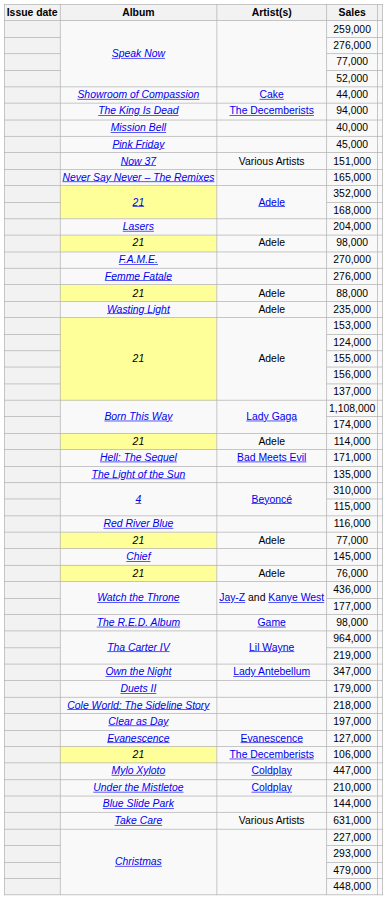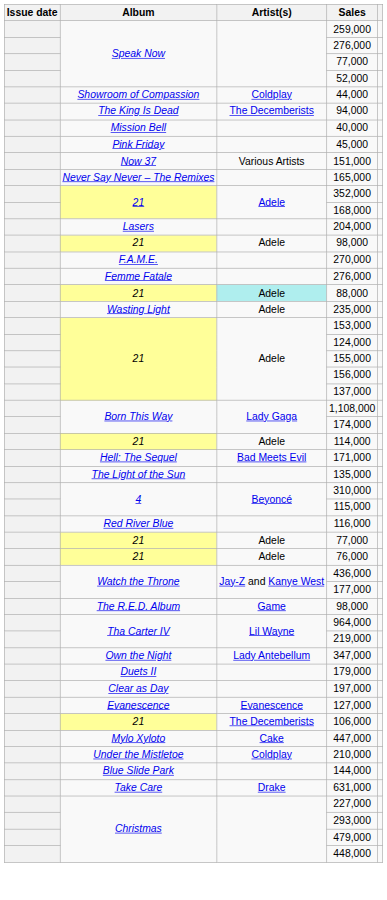(272, 95) Cake -> (272, 95) Coldplay
(272, 293) no background -> (272, 293) paleturquoise background
- row: (138, 557)
- row: (138, 705)
(272, 771) Coldplay -> (272, 738) Cake
(272, 820) Various Artists -> (272, 787) Drake
